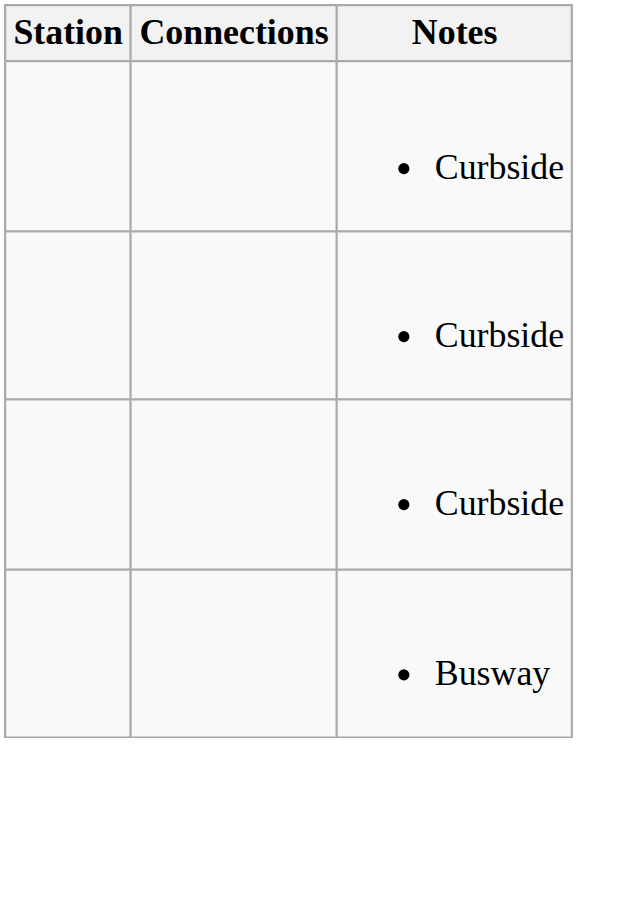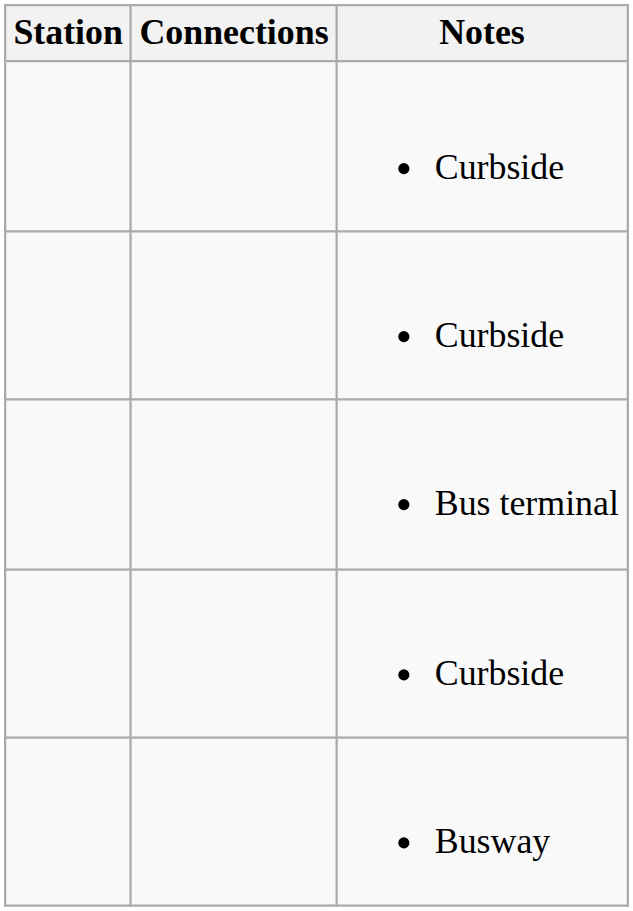+ row: (68, 484)
